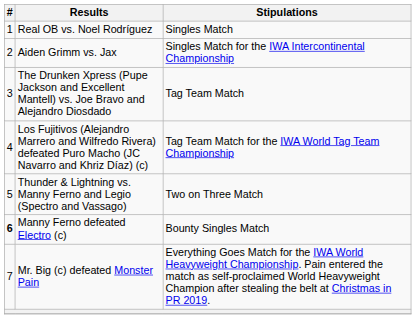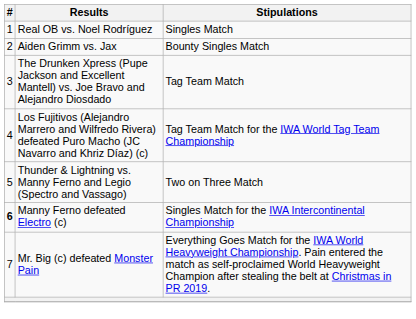(265, 53) Singles Match for the IWA Intercontinental Championship -> (217, 47) Bounty Singles Match
(217, 229) Bounty Singles Match -> (265, 217) Singles Match for the IWA Intercontinental Championship
